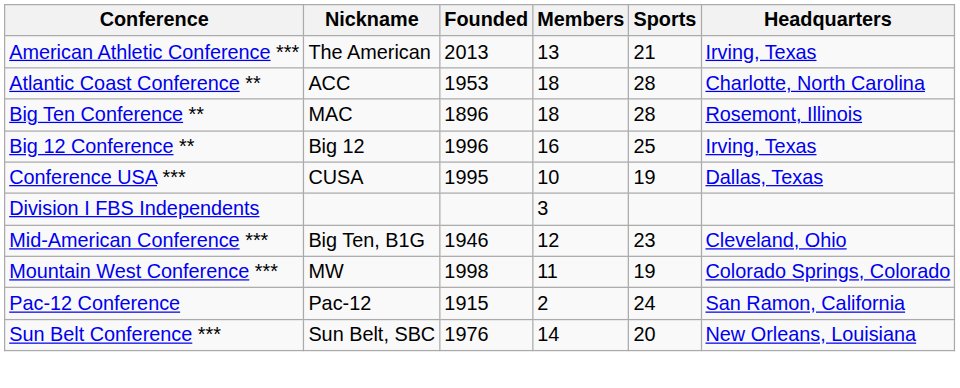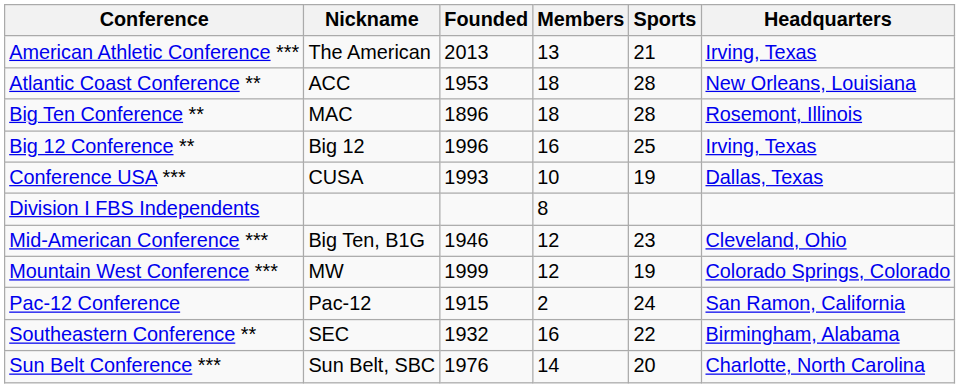(815, 83) Charlotte, North Carolina -> (811, 83) New Orleans, Louisiana
(466, 177) 1995 -> (466, 177) 1993
(543, 209) 3 -> (543, 209) 8
(466, 271) 1998 -> (466, 271) 1999
(548, 271) 11 -> (548, 271) 12
+ row: (133, 334)
(811, 334) New Orleans, Louisiana -> (815, 366) Charlotte, North Carolina
